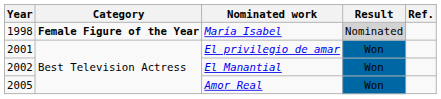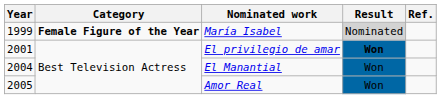(20, 31) 1998 -> (20, 31) 1999
(374, 49) normal -> (374, 49) bold
(20, 67) 2002 -> (20, 67) 2004
